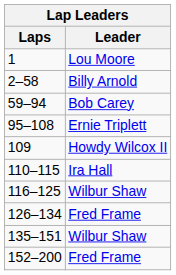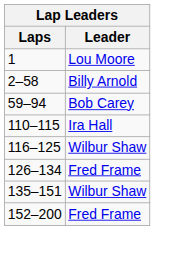- row: (31, 125)
- row: (19, 147)
